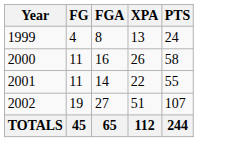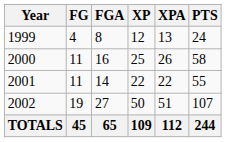+ column: (141, 15)
